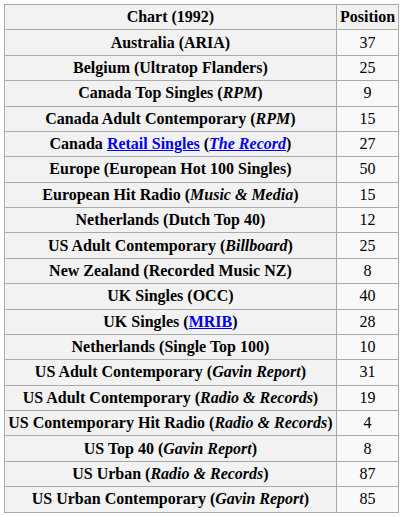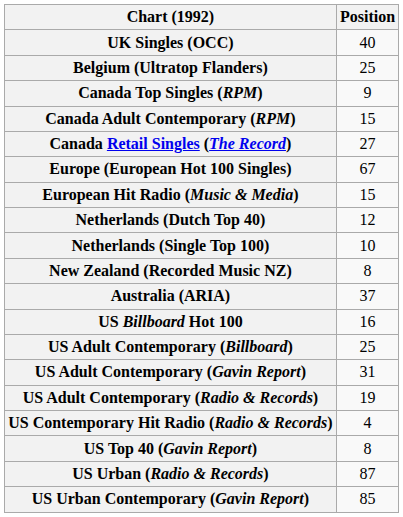rows swapped: (170, 42) <-> (170, 296)
(368, 169) 50 -> (368, 169) 67
rows swapped: (170, 347) <-> (170, 245)
- row: (170, 321)
+ row: (170, 321)
